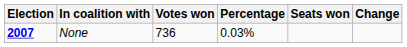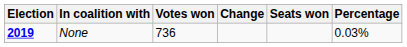columns swapped: (253, 14) <-> (377, 14)
(20, 33) 2007 -> (20, 33) 2019
